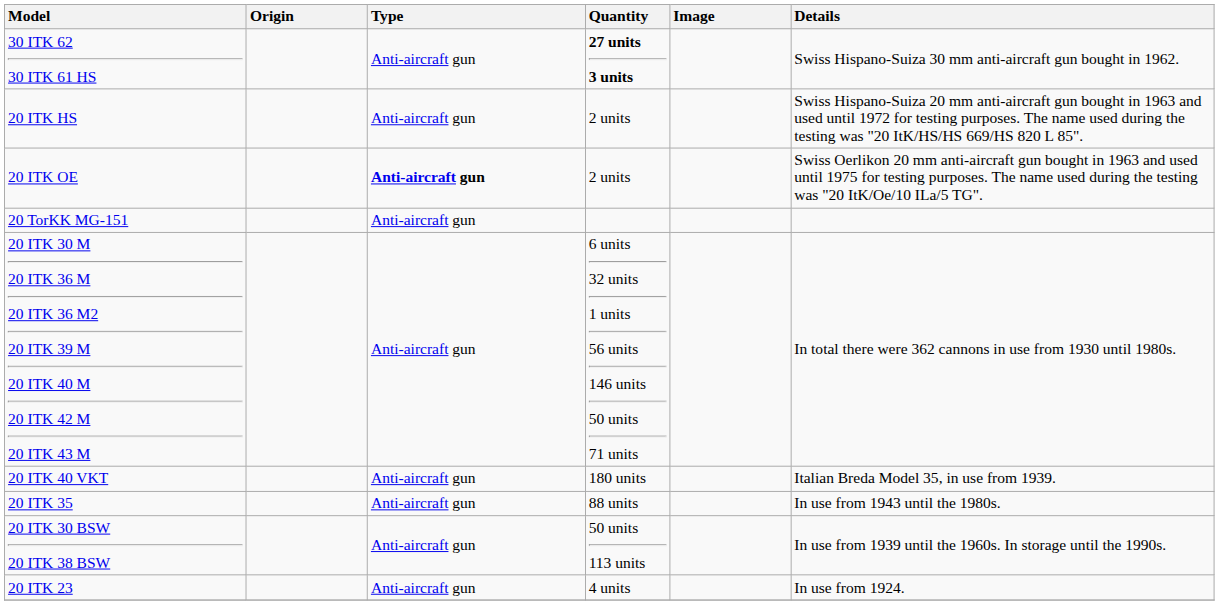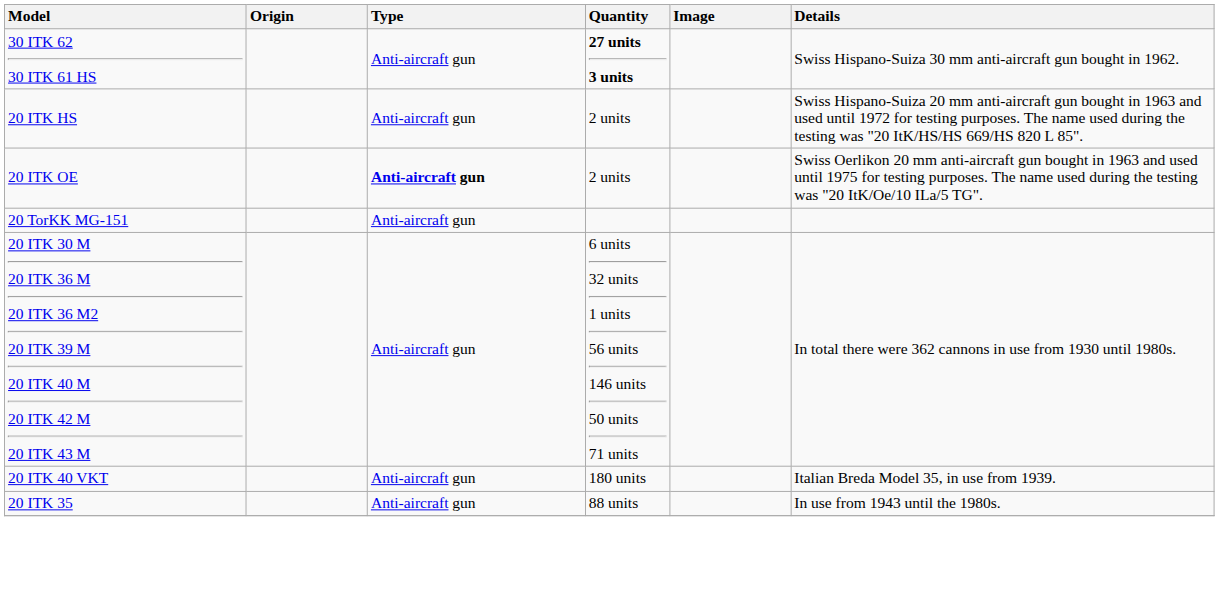- row: (125, 545)
- row: (40, 587)
